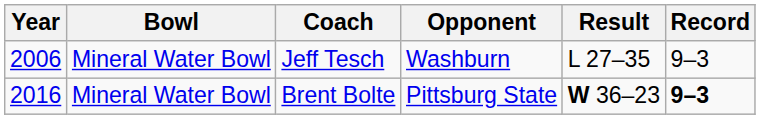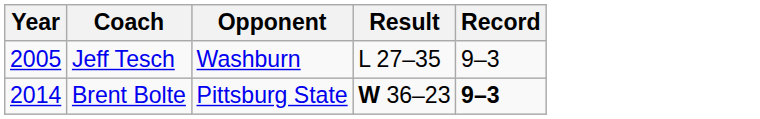- column: (171, 22)
(36, 59) 2006 -> (36, 59) 2005
(36, 95) 2016 -> (36, 95) 2014
